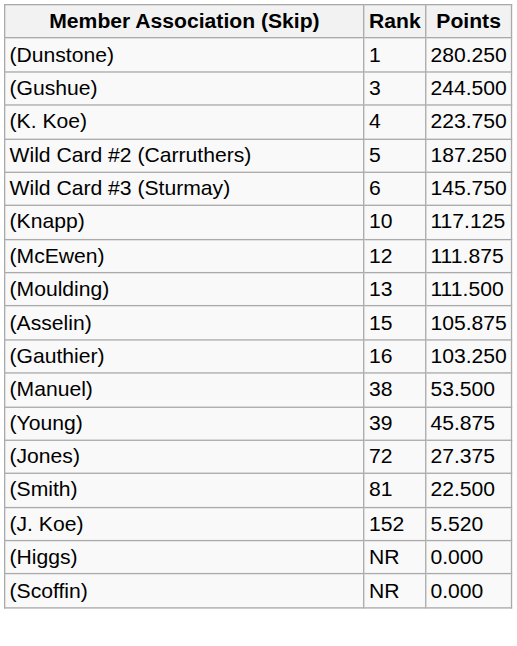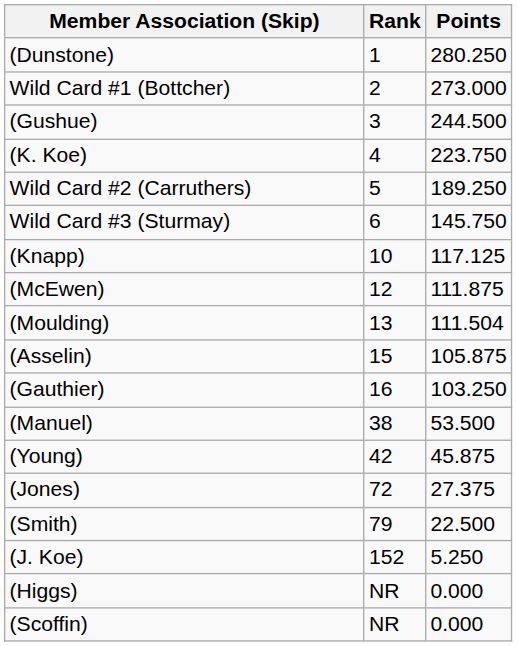+ row: (120, 88)
(469, 155) 187.250 -> (469, 188) 189.250
(467, 289) 111.500 -> (467, 322) 111.504
(381, 423) 39 -> (381, 456) 42
(381, 490) 81 -> (381, 523) 79
(457, 523) 5.520 -> (457, 557) 5.250
